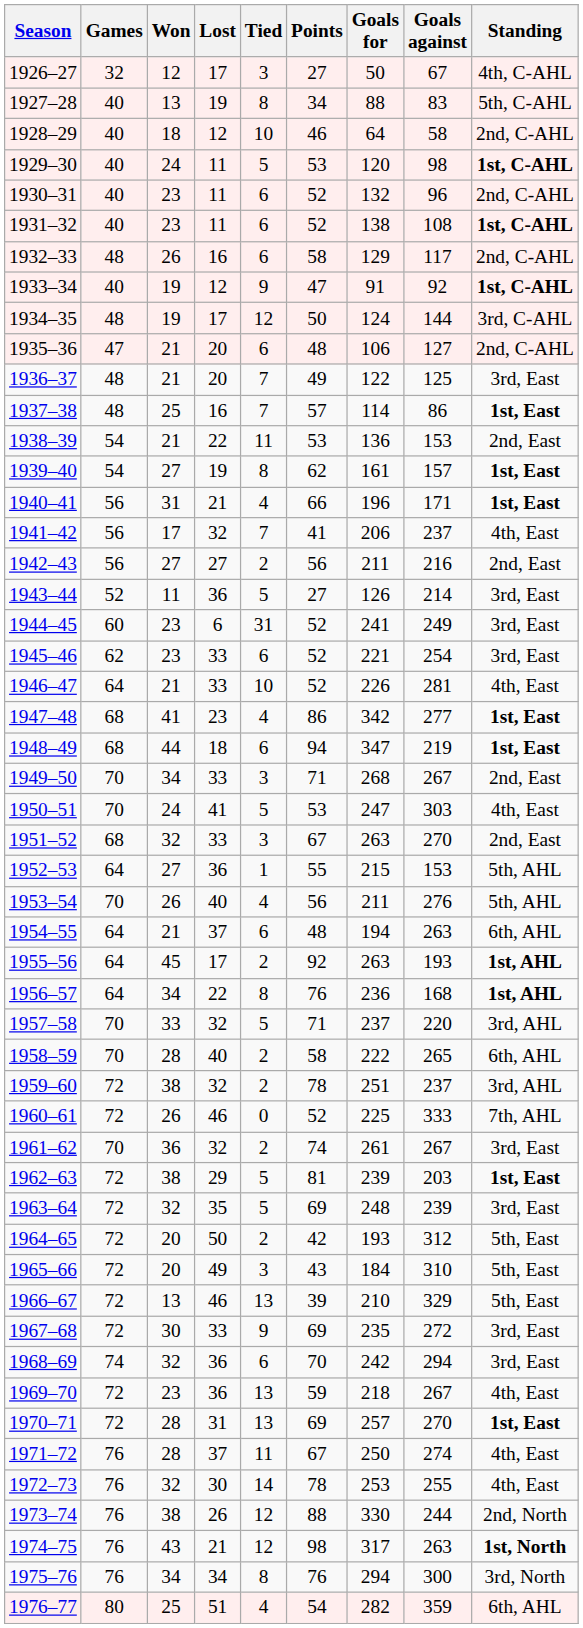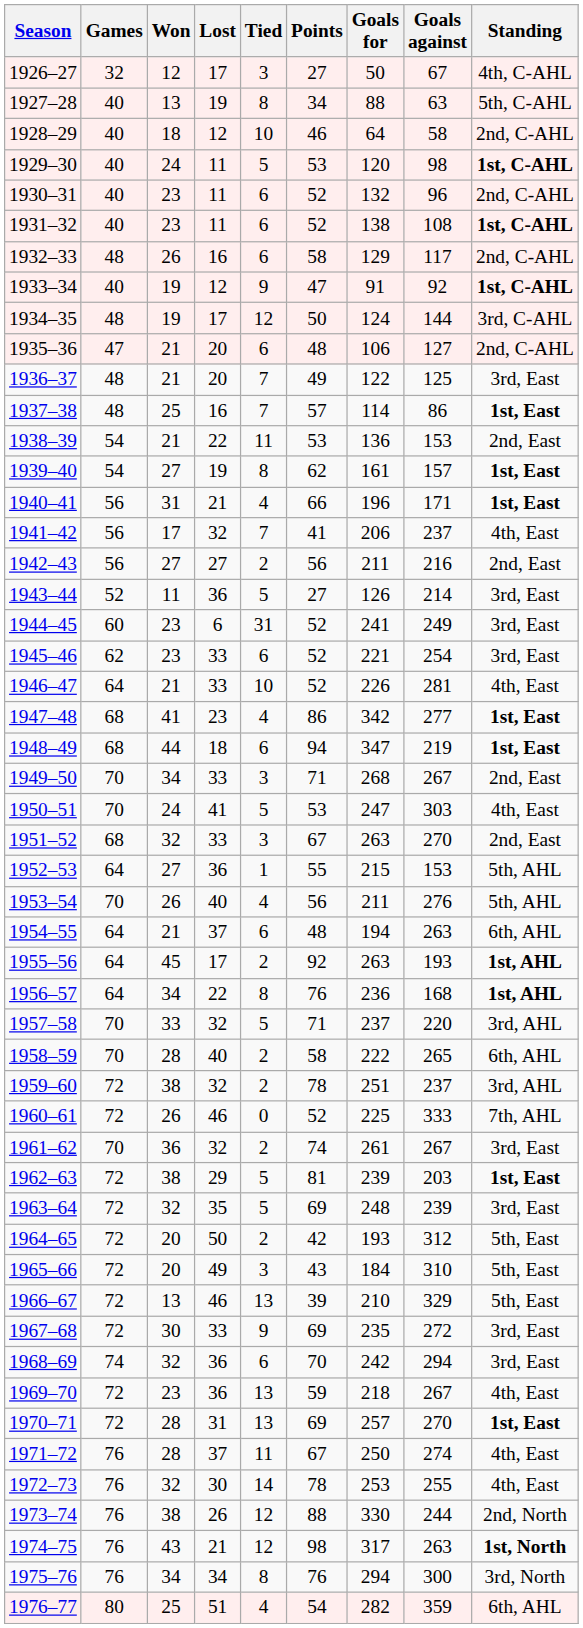(437, 103) 83 -> (437, 103) 63
